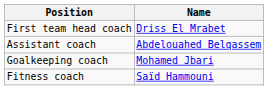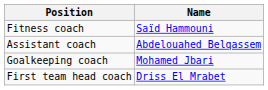rows swapped: (69, 29) <-> (45, 77)
